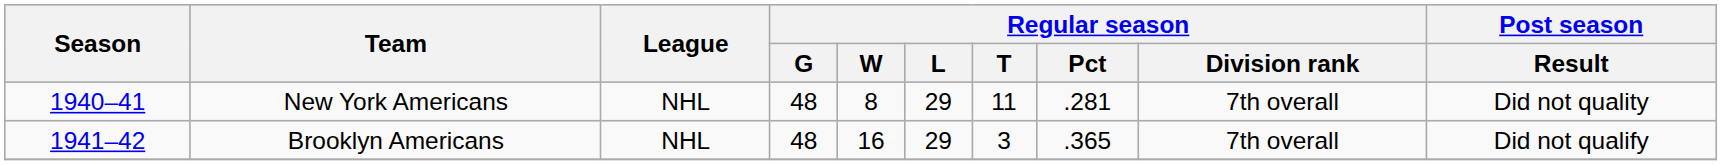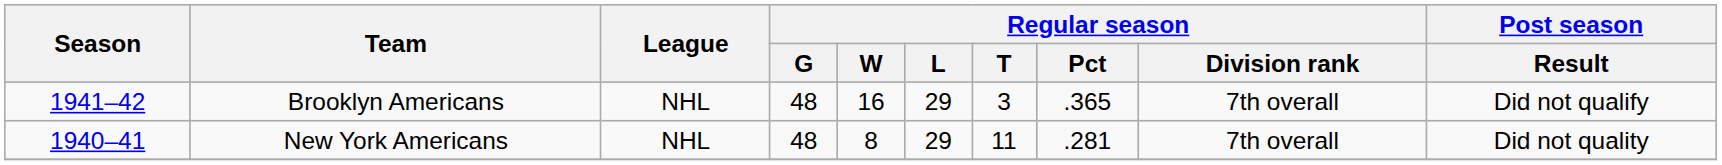rows swapped: (396, 102) <-> (396, 141)
